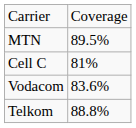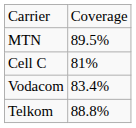(90, 87) 83.6% -> (90, 87) 83.4%
